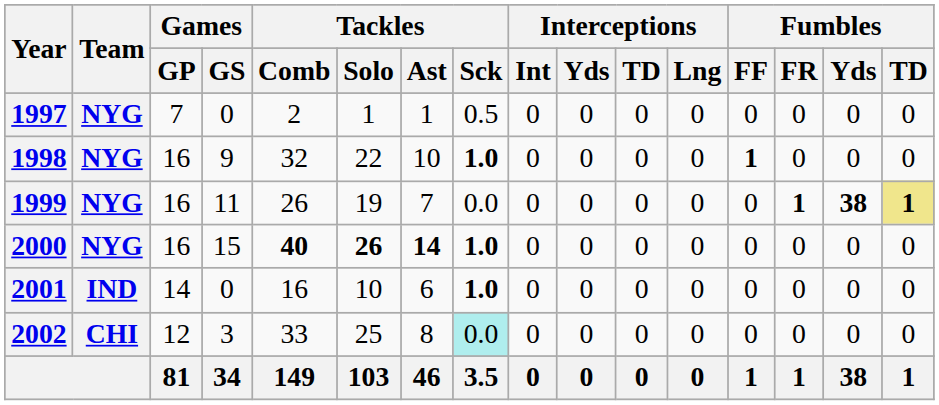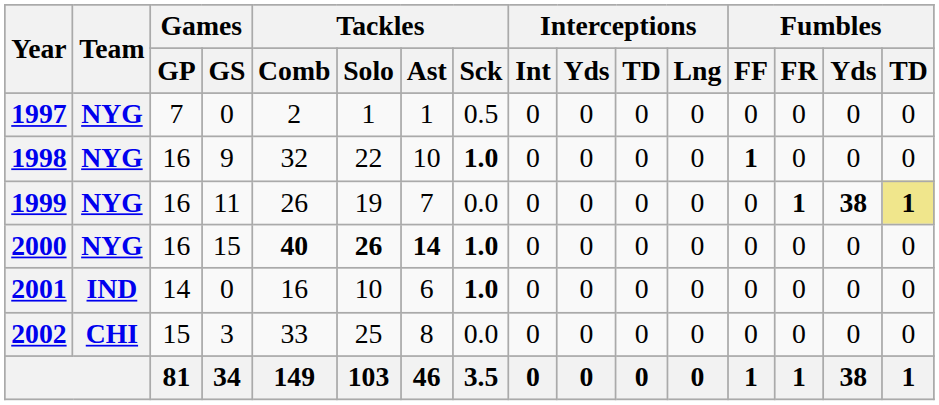(176, 333) 12 -> (176, 333) 15
(481, 333) paleturquoise background -> (481, 333) no background
